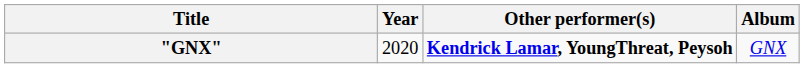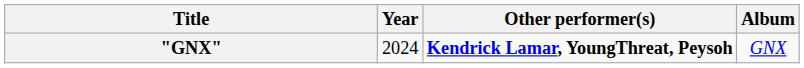(400, 47) 2020 -> (400, 47) 2024
